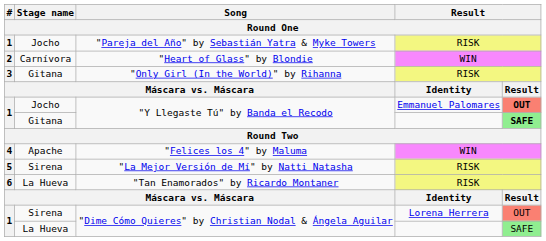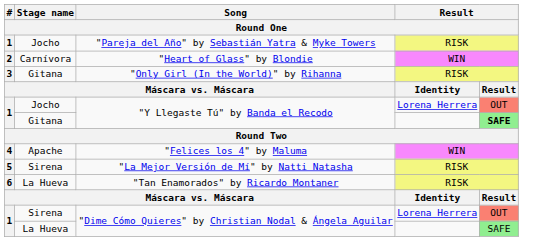(449, 105) Emmanuel Palomares -> (437, 105) Lorena Herrera
(522, 105) bold -> (499, 105) normal
